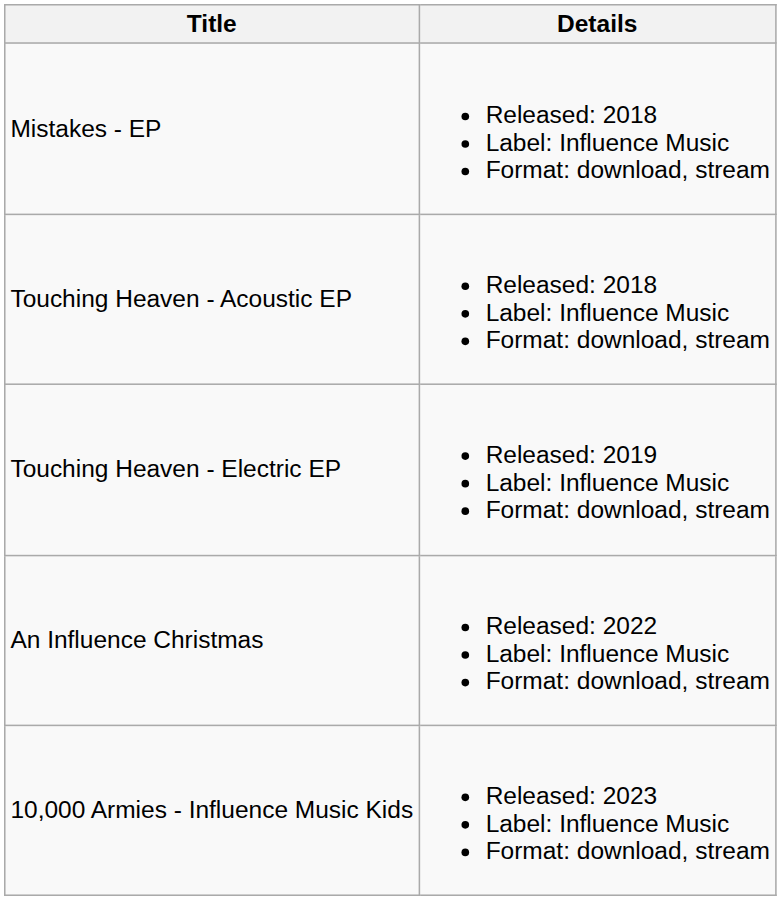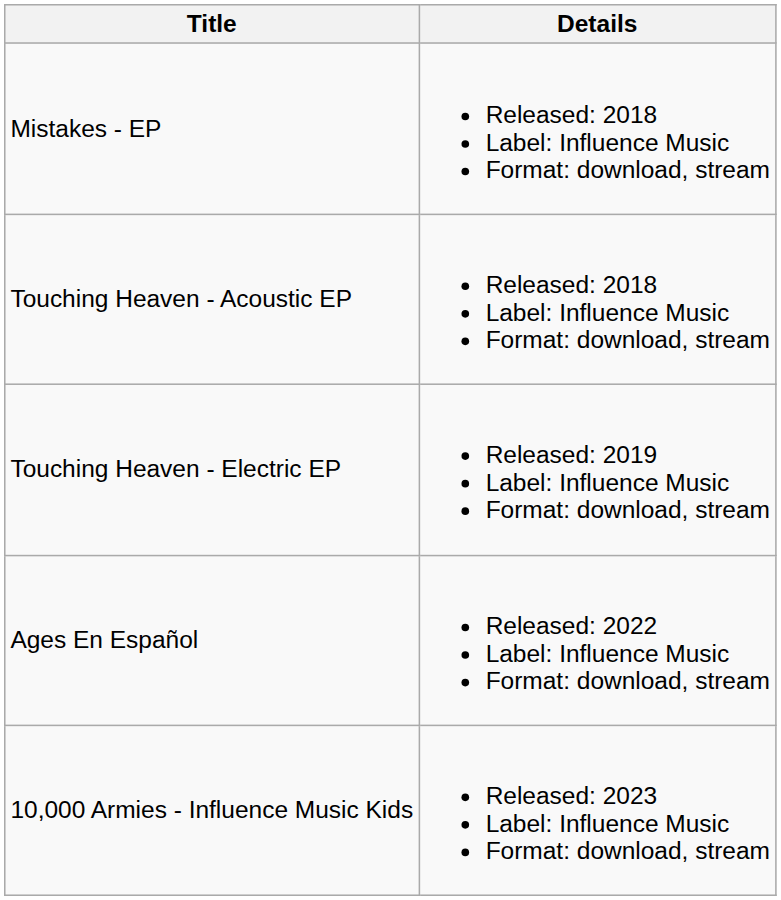+ row: (104, 639)
- row: (137, 639)
